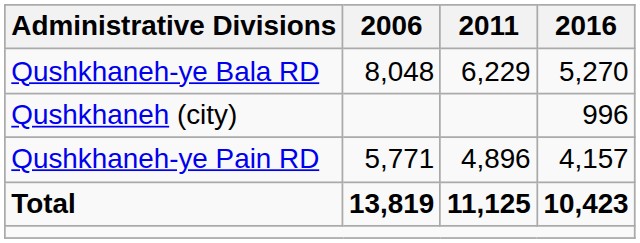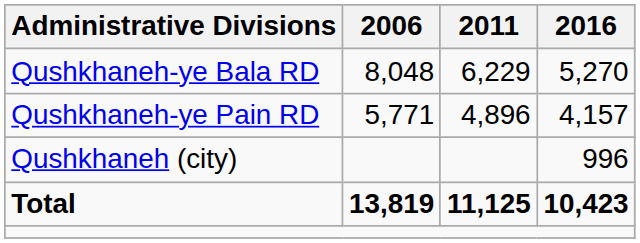rows swapped: (165, 159) <-> (124, 114)
